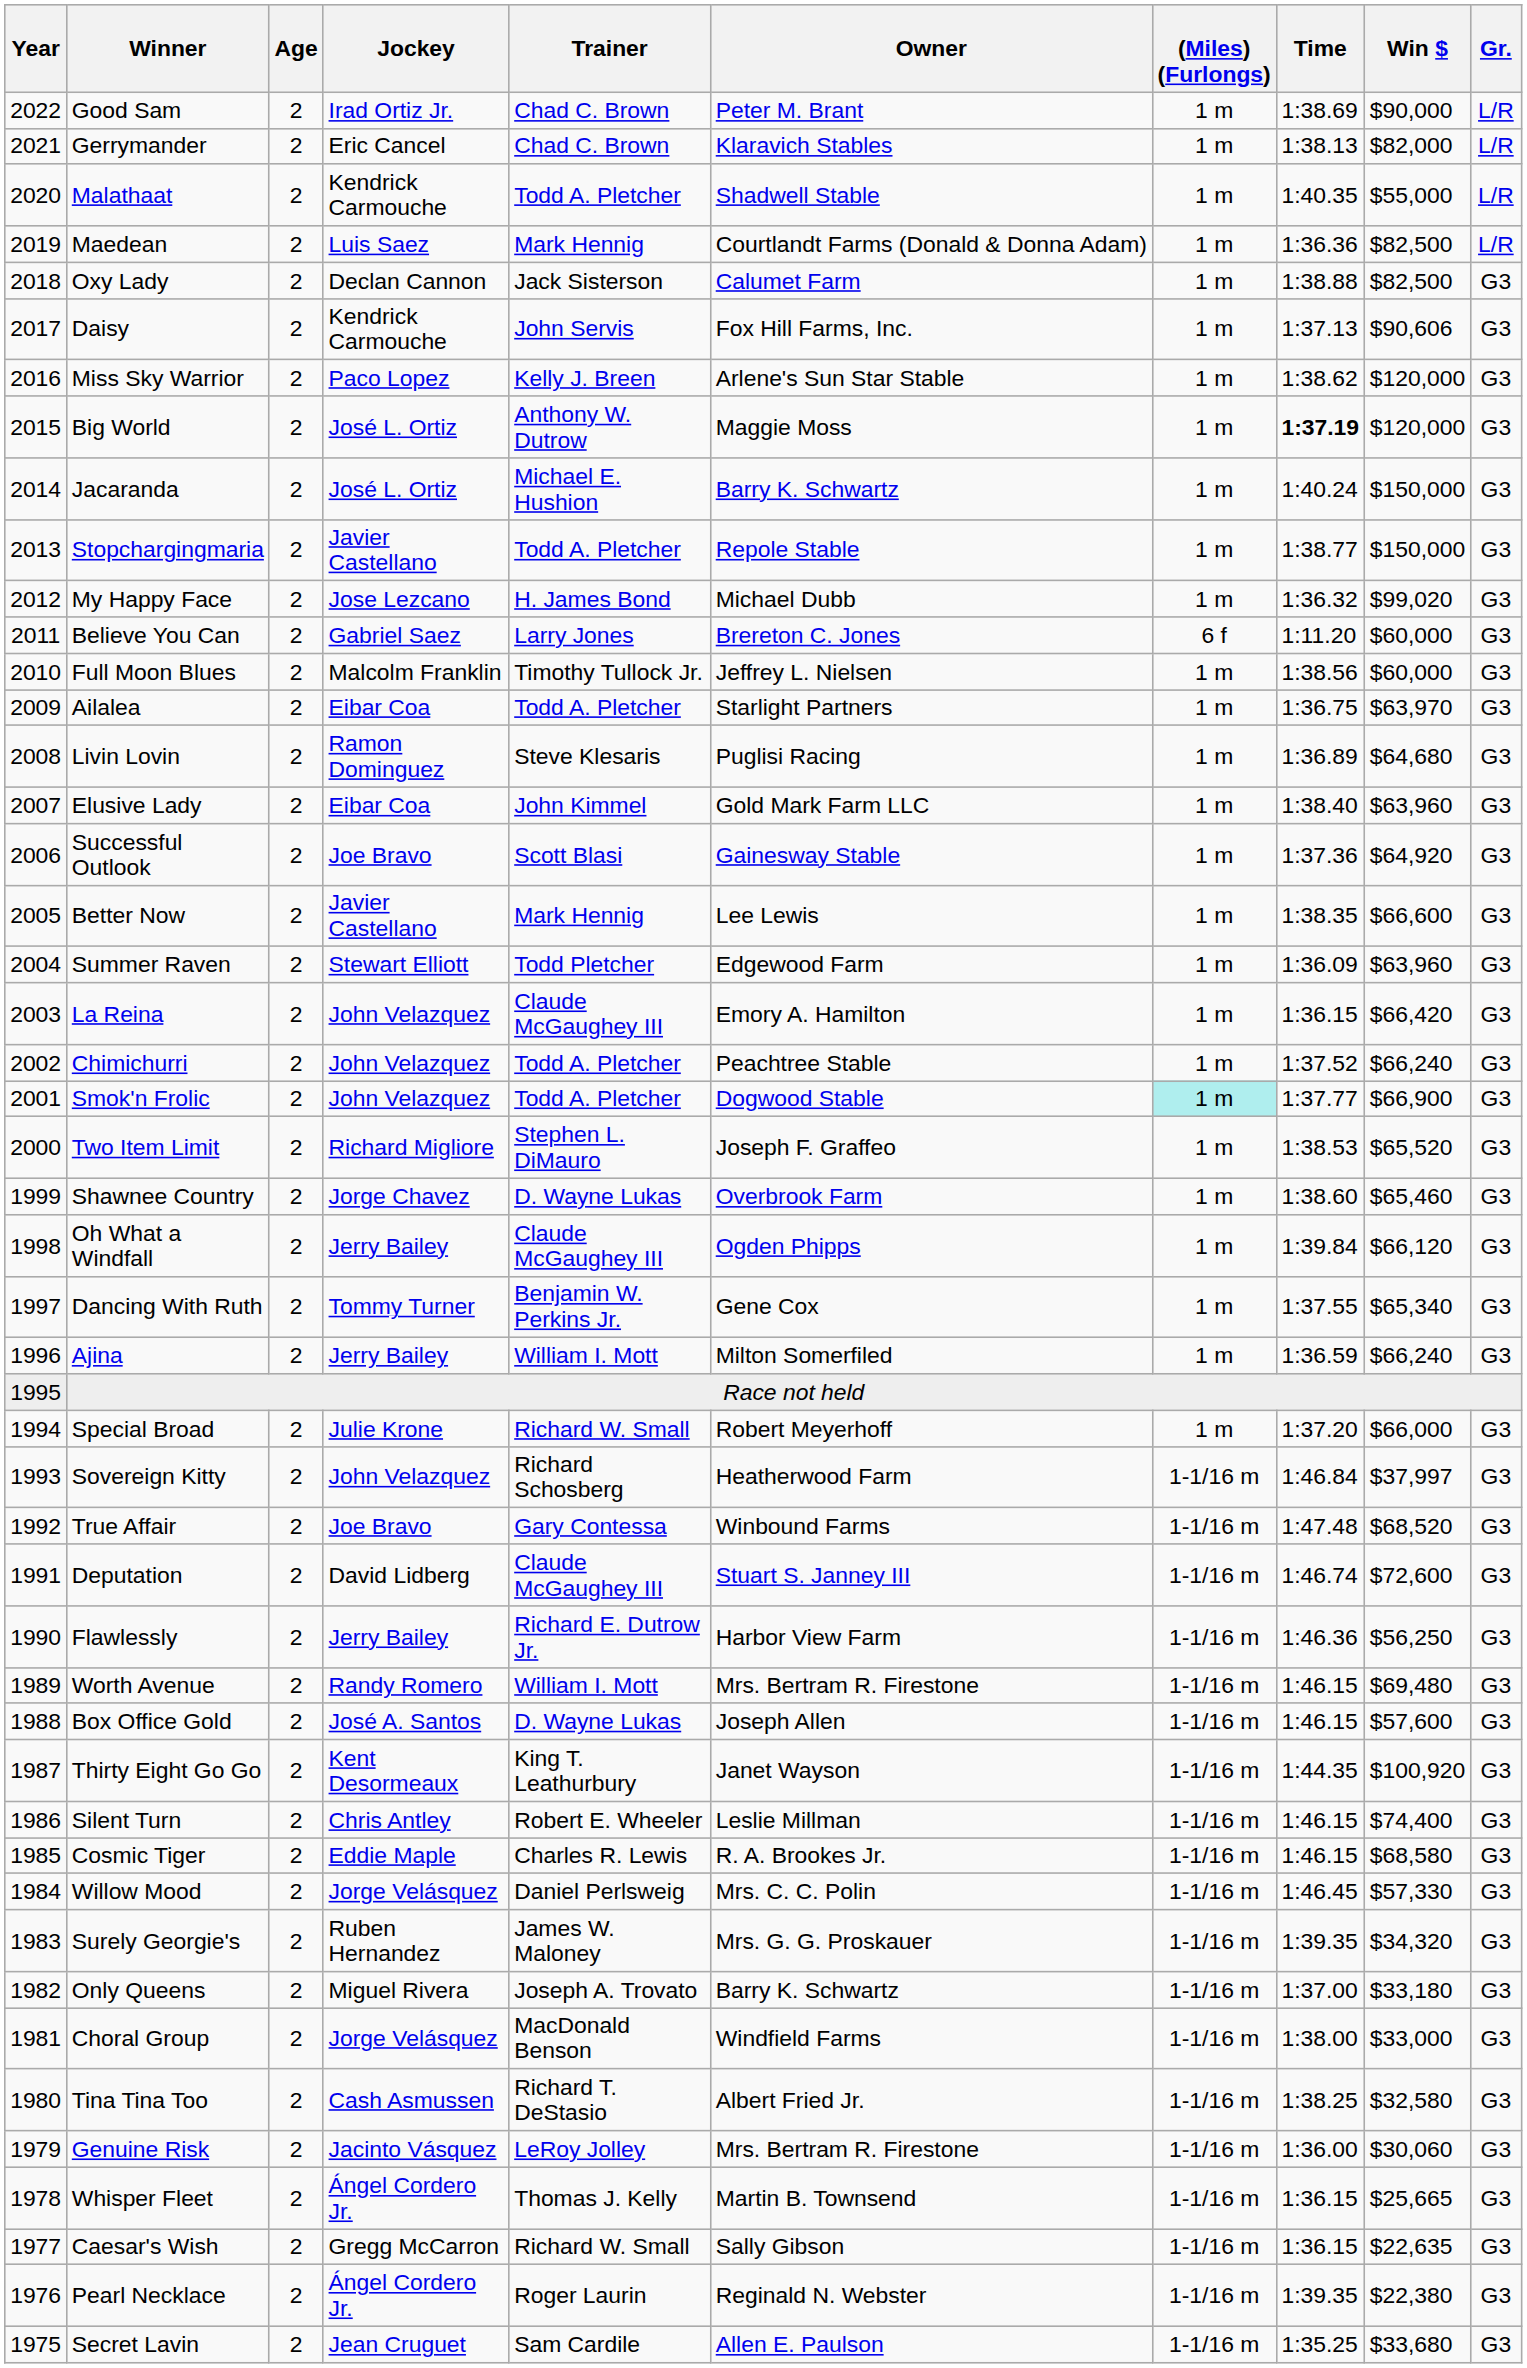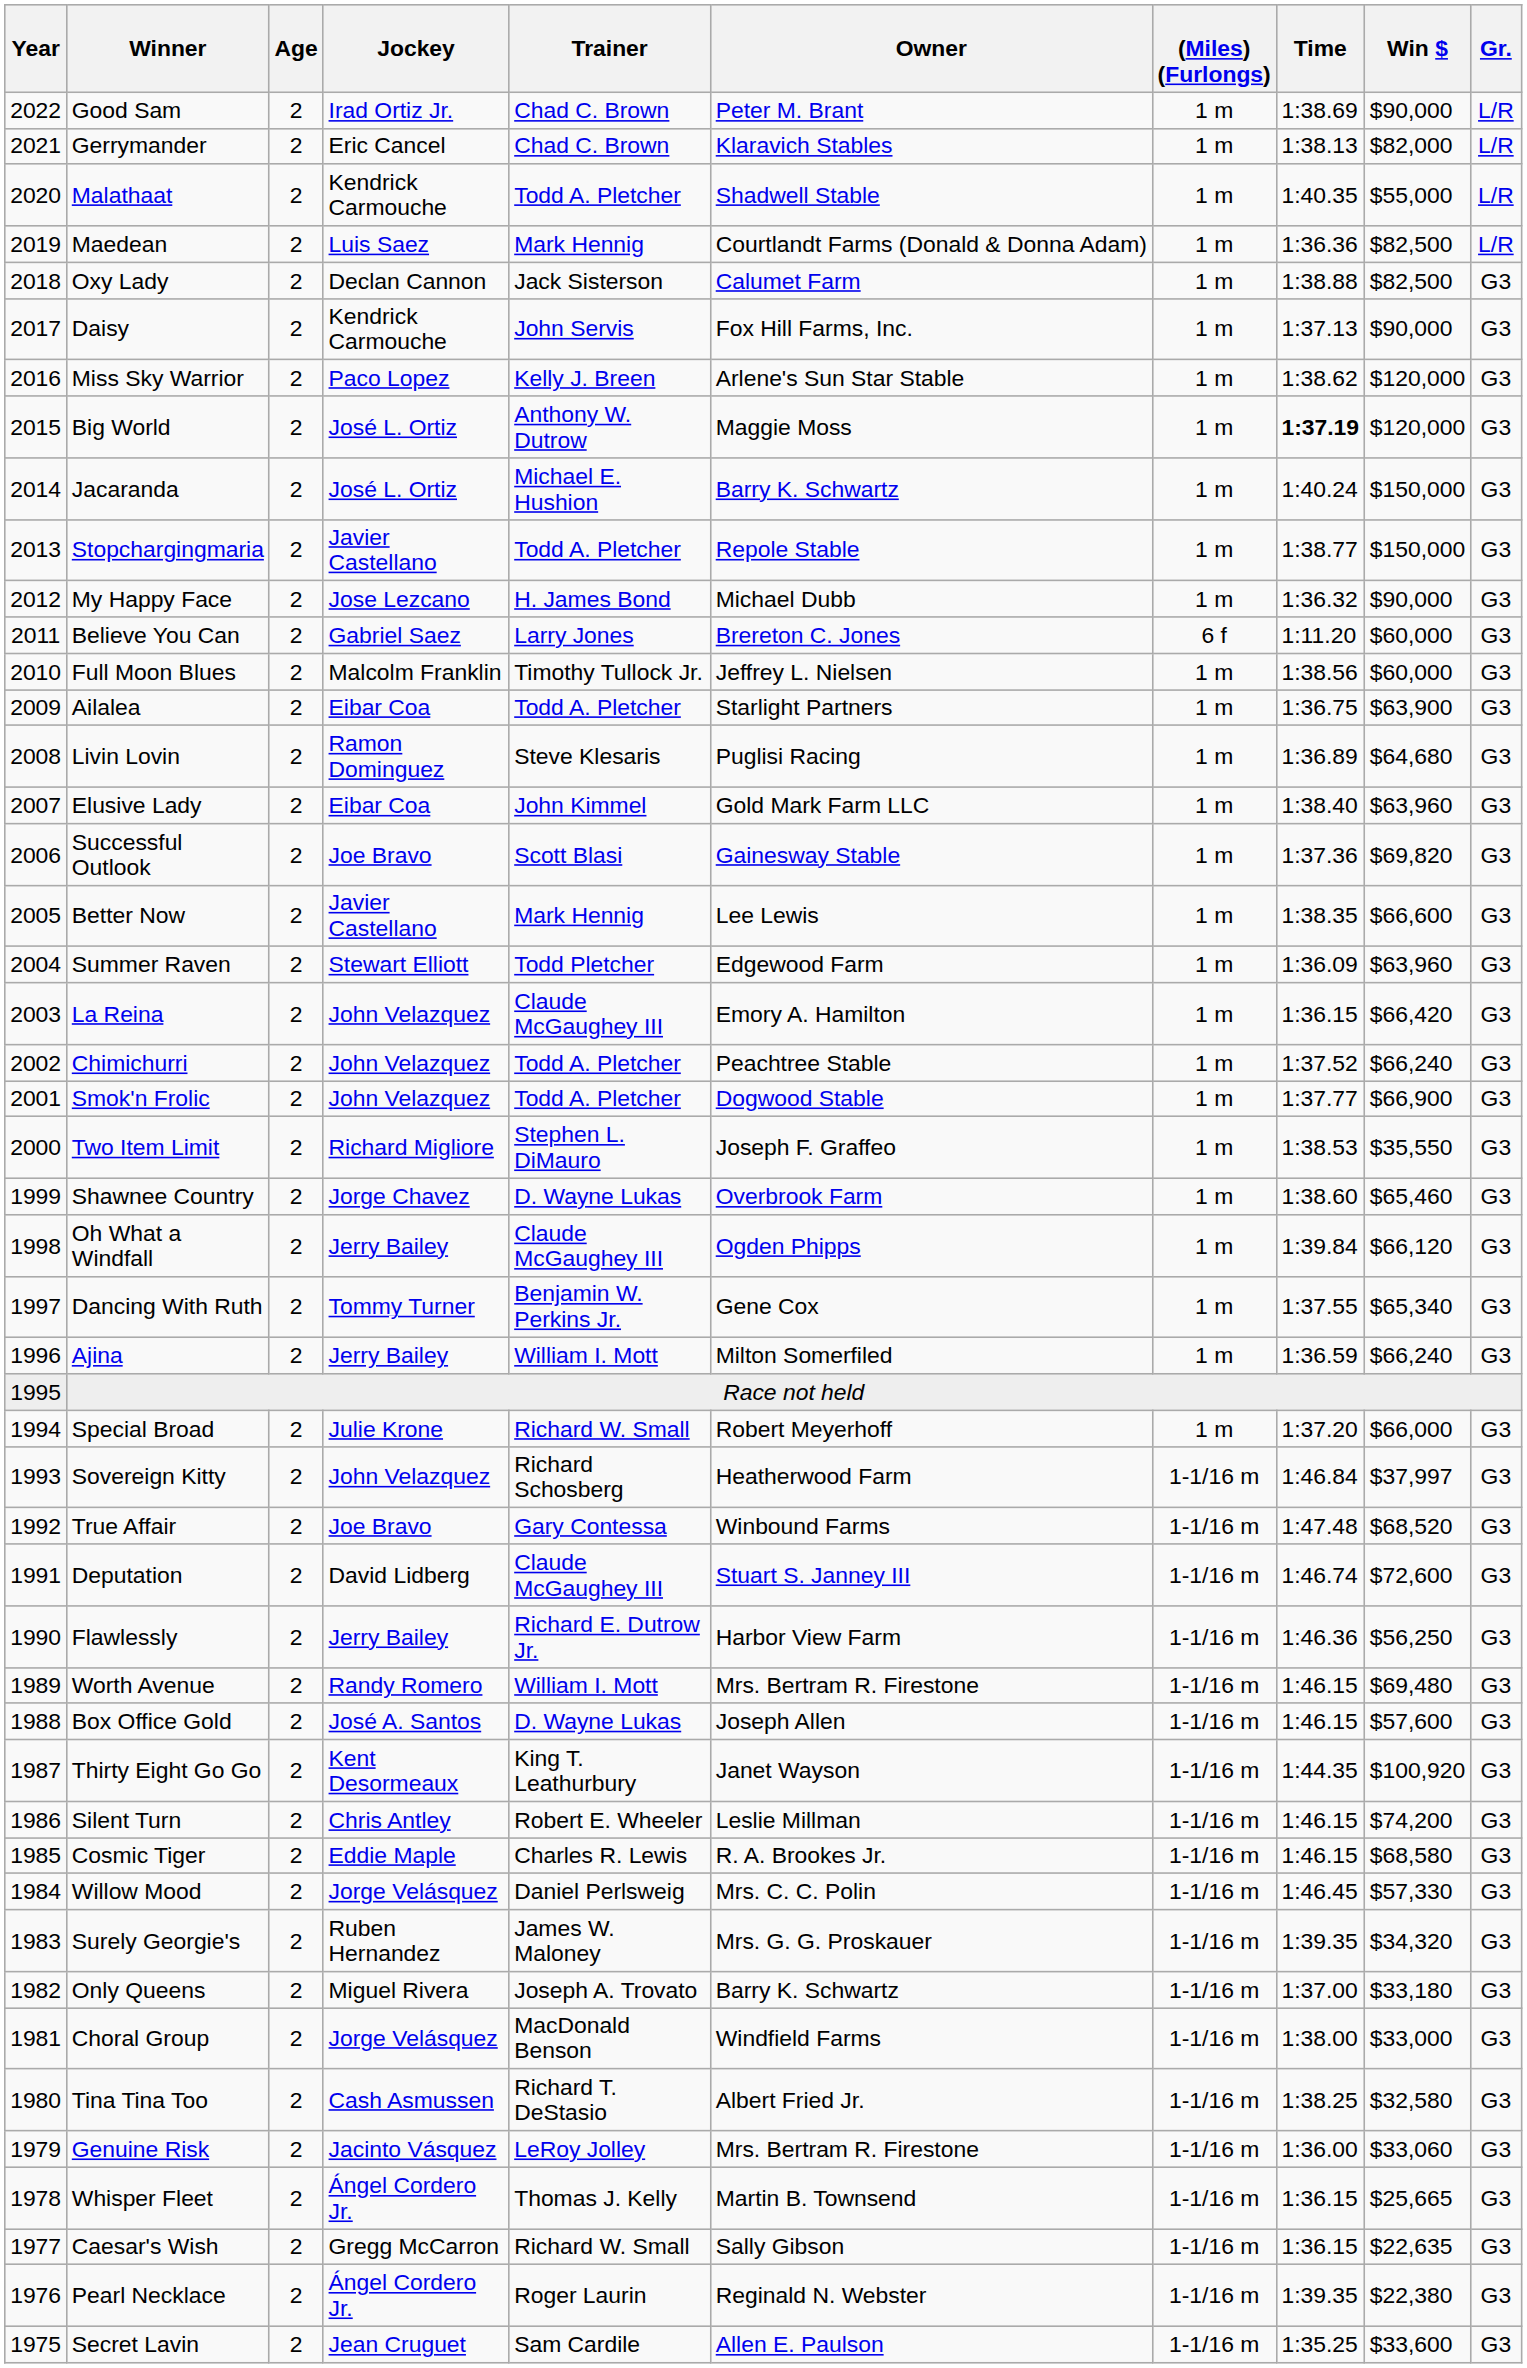(1411, 329) $90,606 -> (1411, 329) $90,000
(1411, 599) $99,020 -> (1411, 599) $90,000
(1411, 708) $63,970 -> (1411, 708) $63,900
(1411, 854) $64,920 -> (1411, 854) $69,820
(1214, 1099) paleturquoise background -> (1214, 1099) no background
(1411, 1148) $65,520 -> (1411, 1148) $35,550
(1411, 1820) $74,400 -> (1411, 1820) $74,200
(1411, 2149) $30,060 -> (1411, 2149) $33,060
(1411, 2345) $33,680 -> (1411, 2345) $33,600
